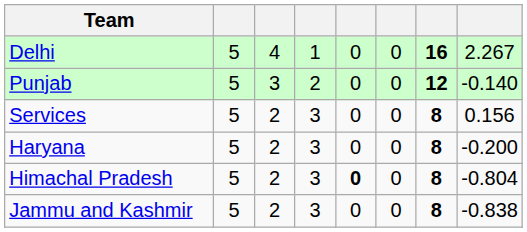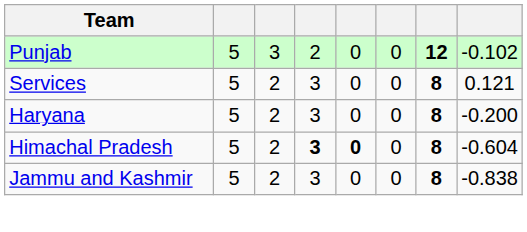- row: (32, 52)
(490, 83) -0.140 -> (490, 52) -0.102
(490, 115) 0.156 -> (490, 83) 0.121
(315, 178) normal -> (315, 147) bold
(490, 178) -0.804 -> (490, 147) -0.604
